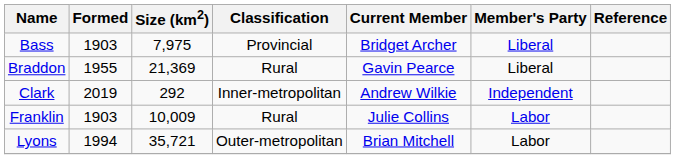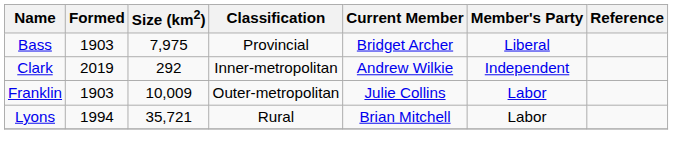- row: (37, 68)
(279, 117) Rural -> (276, 92) Outer-metropolitan
(279, 141) Outer-metropolitan -> (276, 117) Rural
